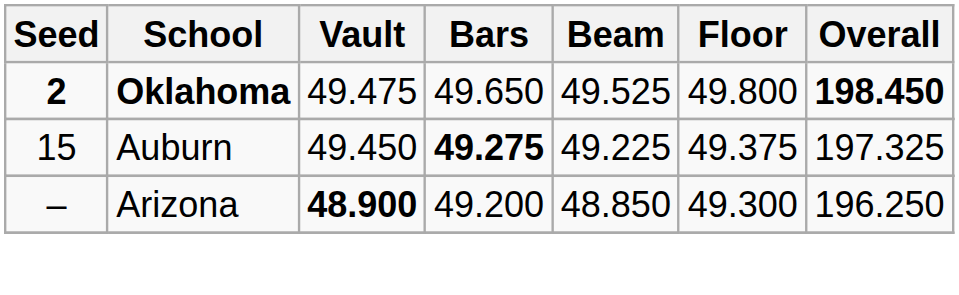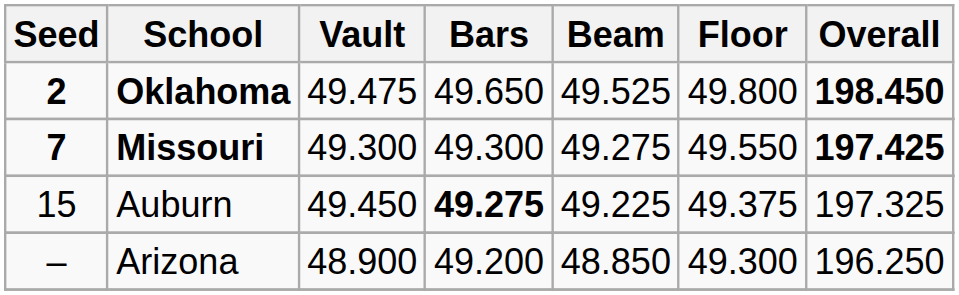+ row: (190, 148)
(362, 205) bold -> (362, 262) normal
